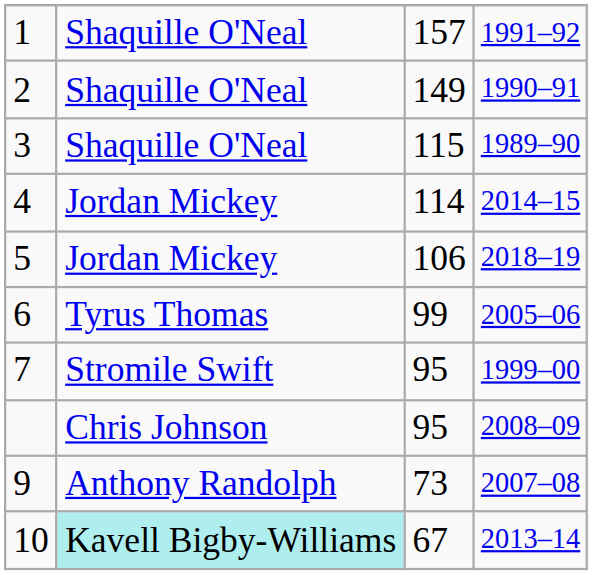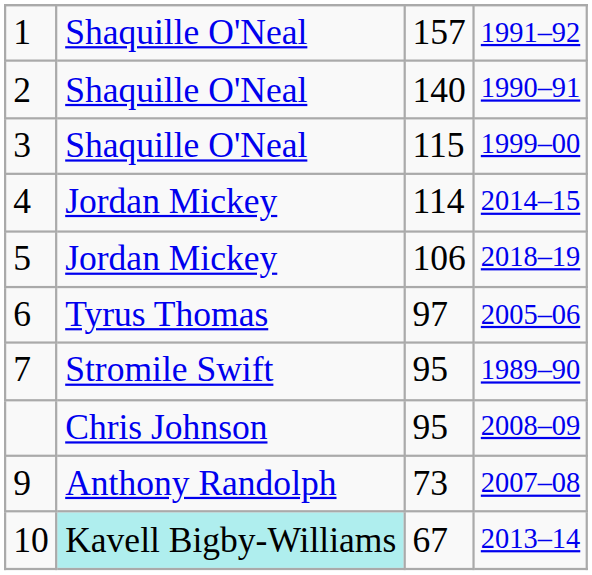(439, 88) 149 -> (439, 88) 140
(531, 145) 1989–90 -> (531, 145) 1999–00
(430, 314) 99 -> (430, 314) 97
(531, 370) 1999–00 -> (531, 370) 1989–90
